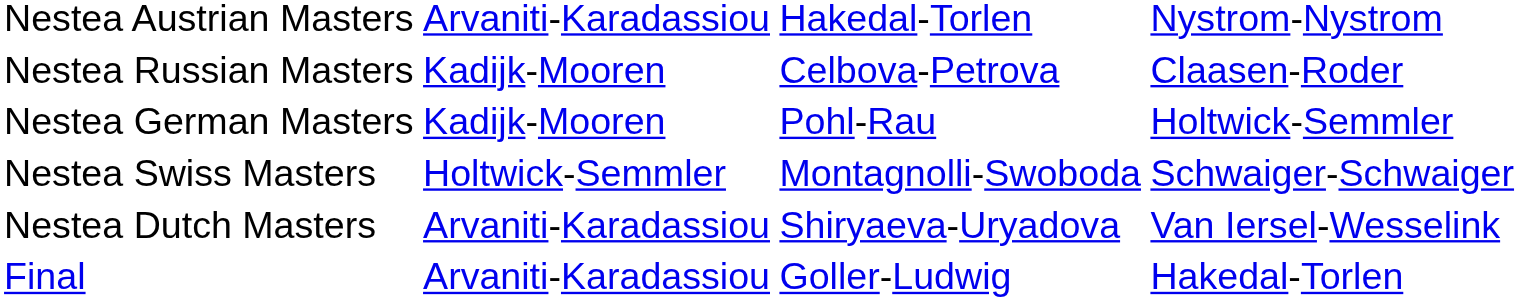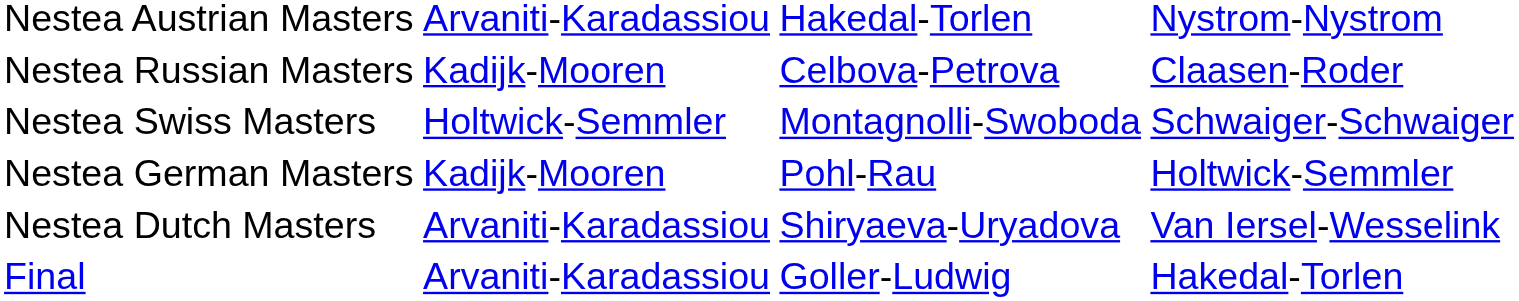rows swapped: (209, 121) <-> (190, 173)
